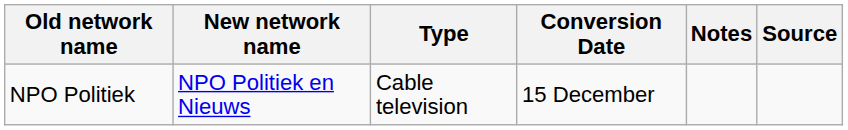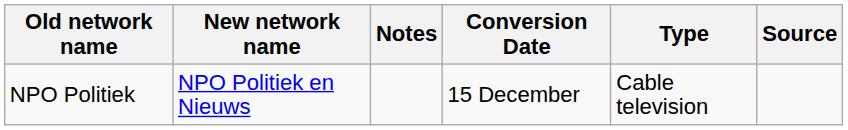columns swapped: (444, 34) <-> (722, 34)
